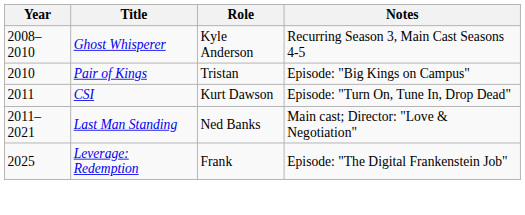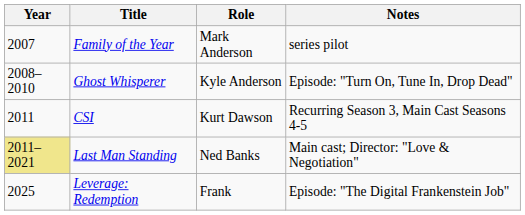+ row: (124, 44)
(396, 44) Recurring Season 3, Main Cast Seasons 4-5 -> (401, 81) Episode: "Turn On, Tune In, Drop Dead"
- row: (110, 73)
(399, 95) Episode: "Turn On, Tune In, Drop Dead" -> (397, 118) Recurring Season 3, Main Cast Seasons 4-5
(24, 124) no background -> (24, 155) khaki background
